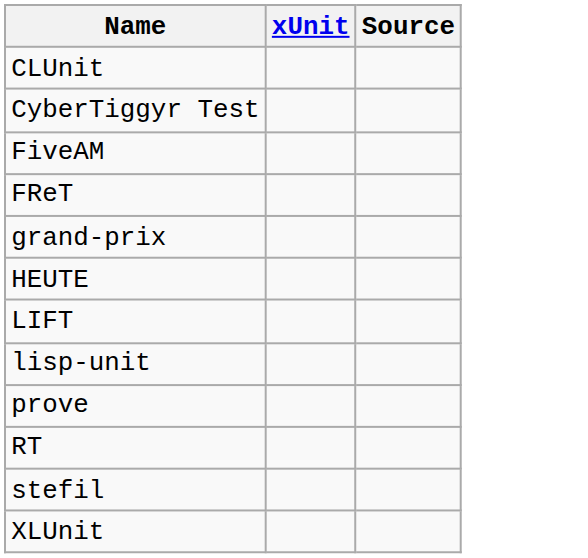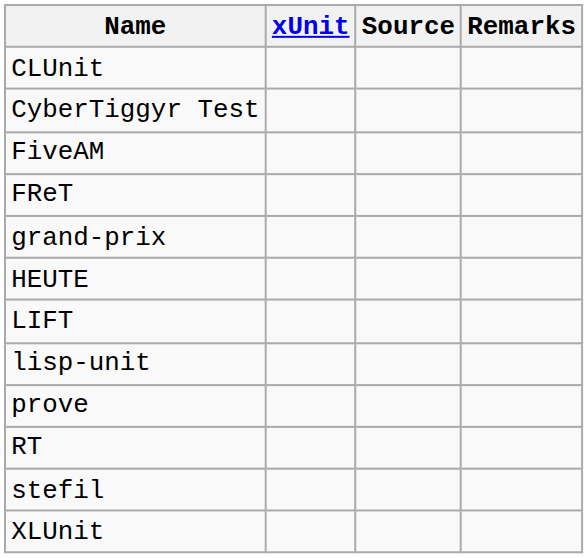+ column: (522, 26)
